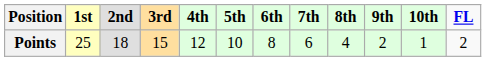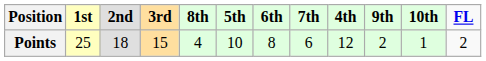columns swapped: (198, 16) <-> (346, 16)
